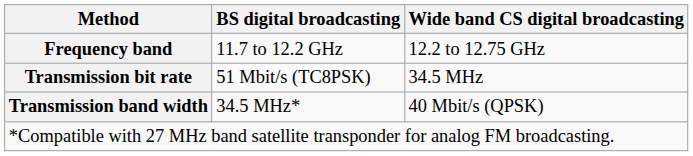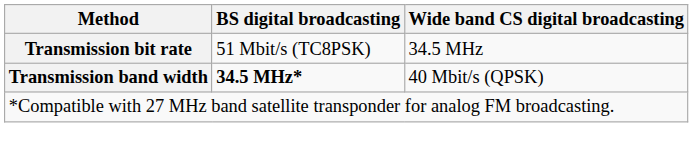- row: (108, 48)
(258, 106) normal -> (259, 77) bold
